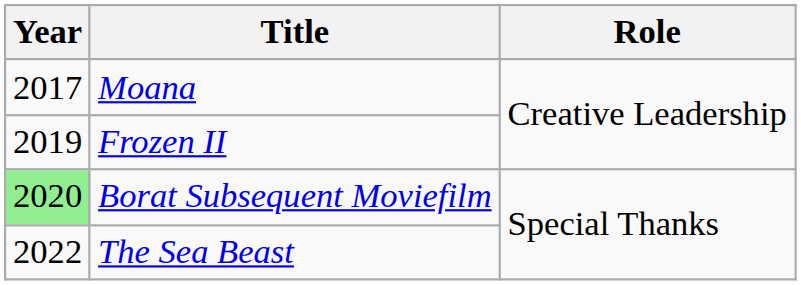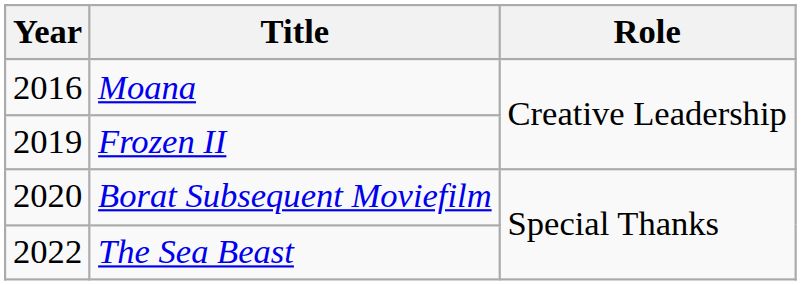(48, 86) 2017 -> (48, 86) 2016
(48, 196) lightgreen background -> (48, 196) no background
